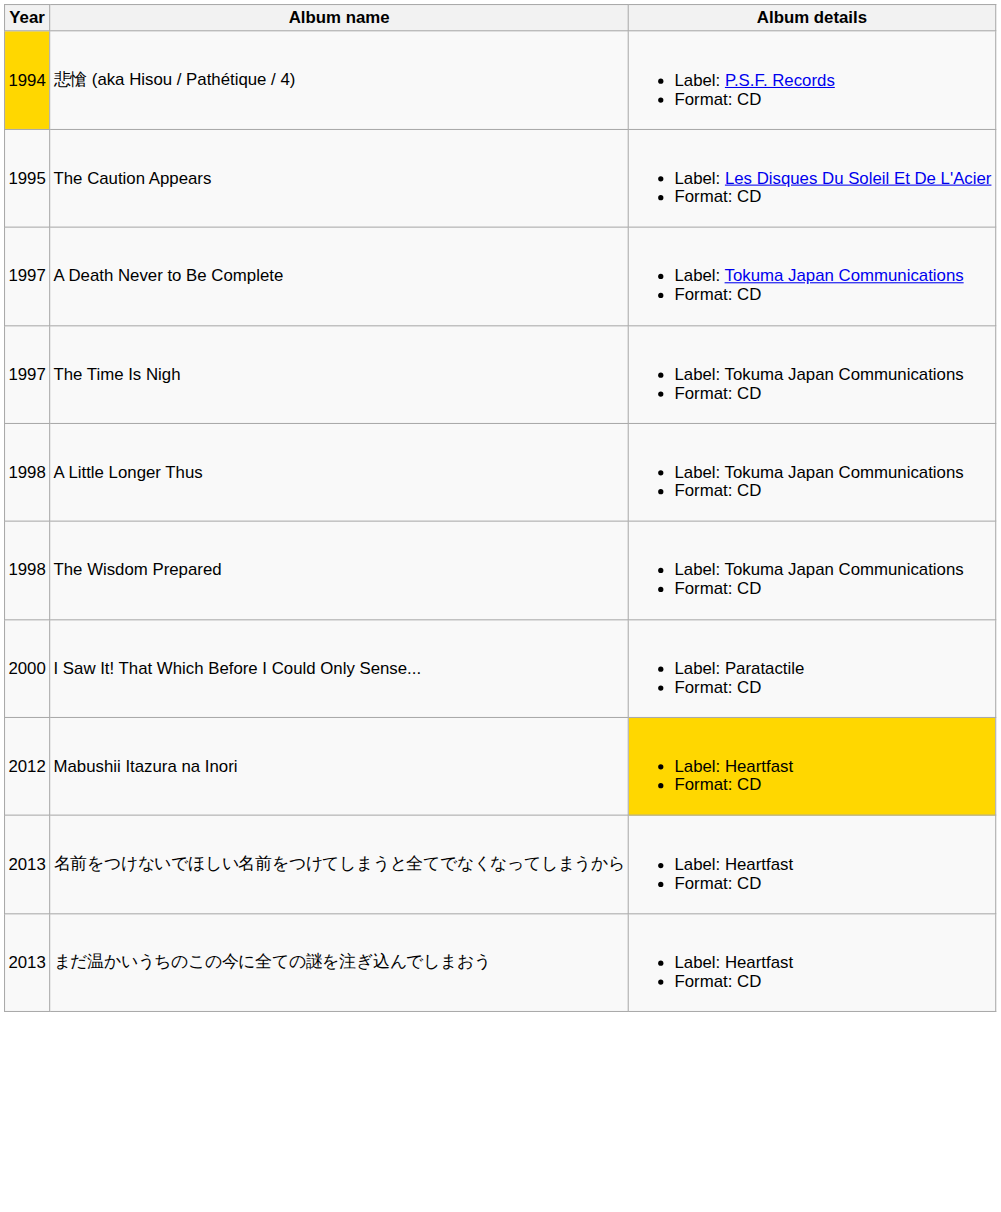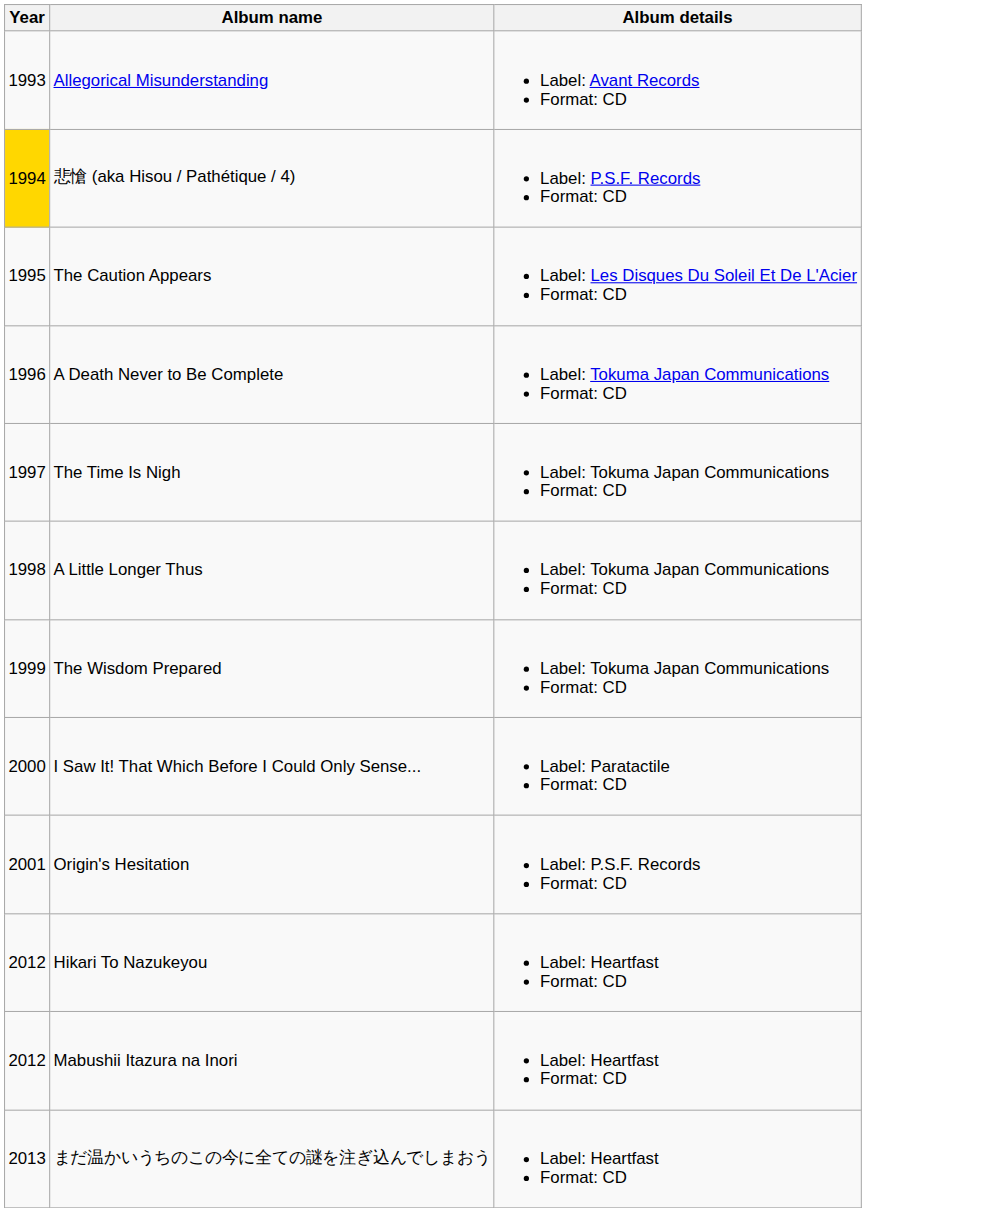+ row: (161, 80)
(27, 276) 1997 -> (27, 374) 1996
(27, 570) 1998 -> (27, 668) 1999
+ row: (121, 864)
+ row: (130, 962)
(812, 776) gold background -> (678, 1070) no background
- row: (339, 863)
